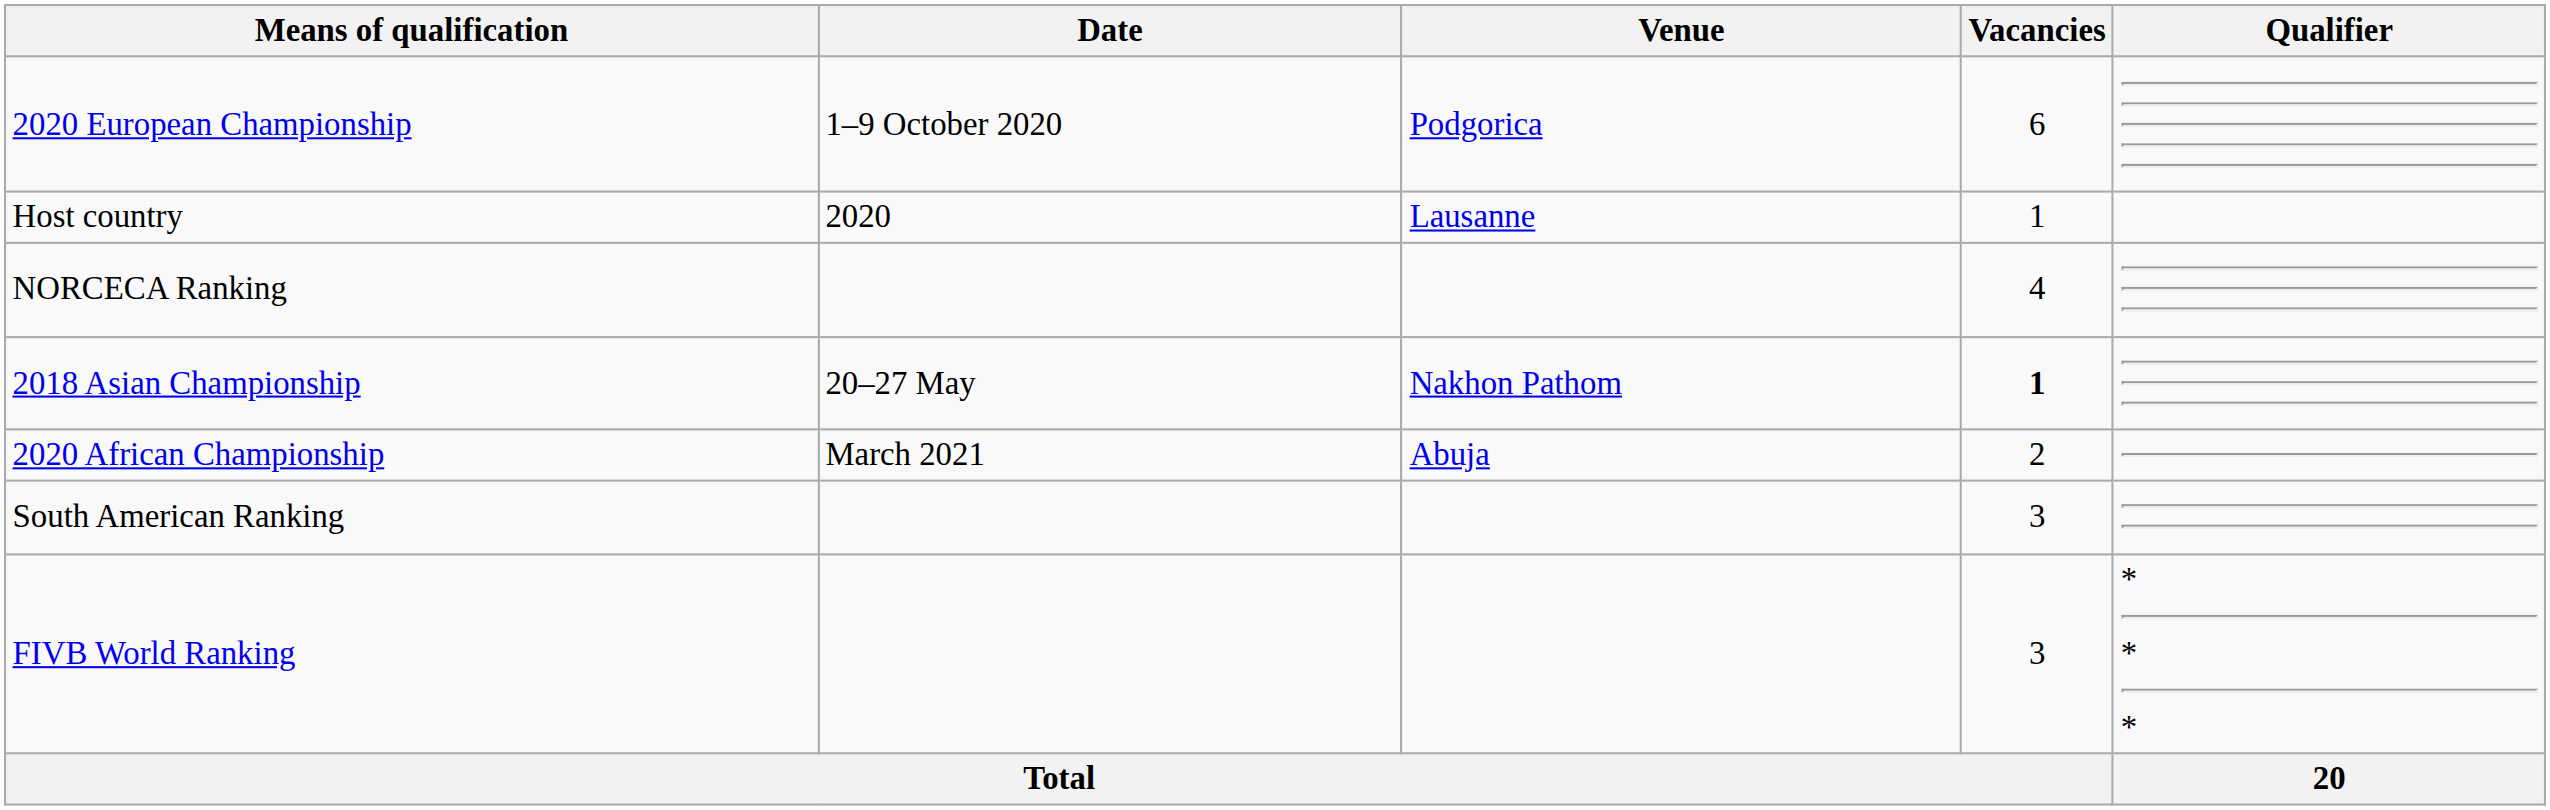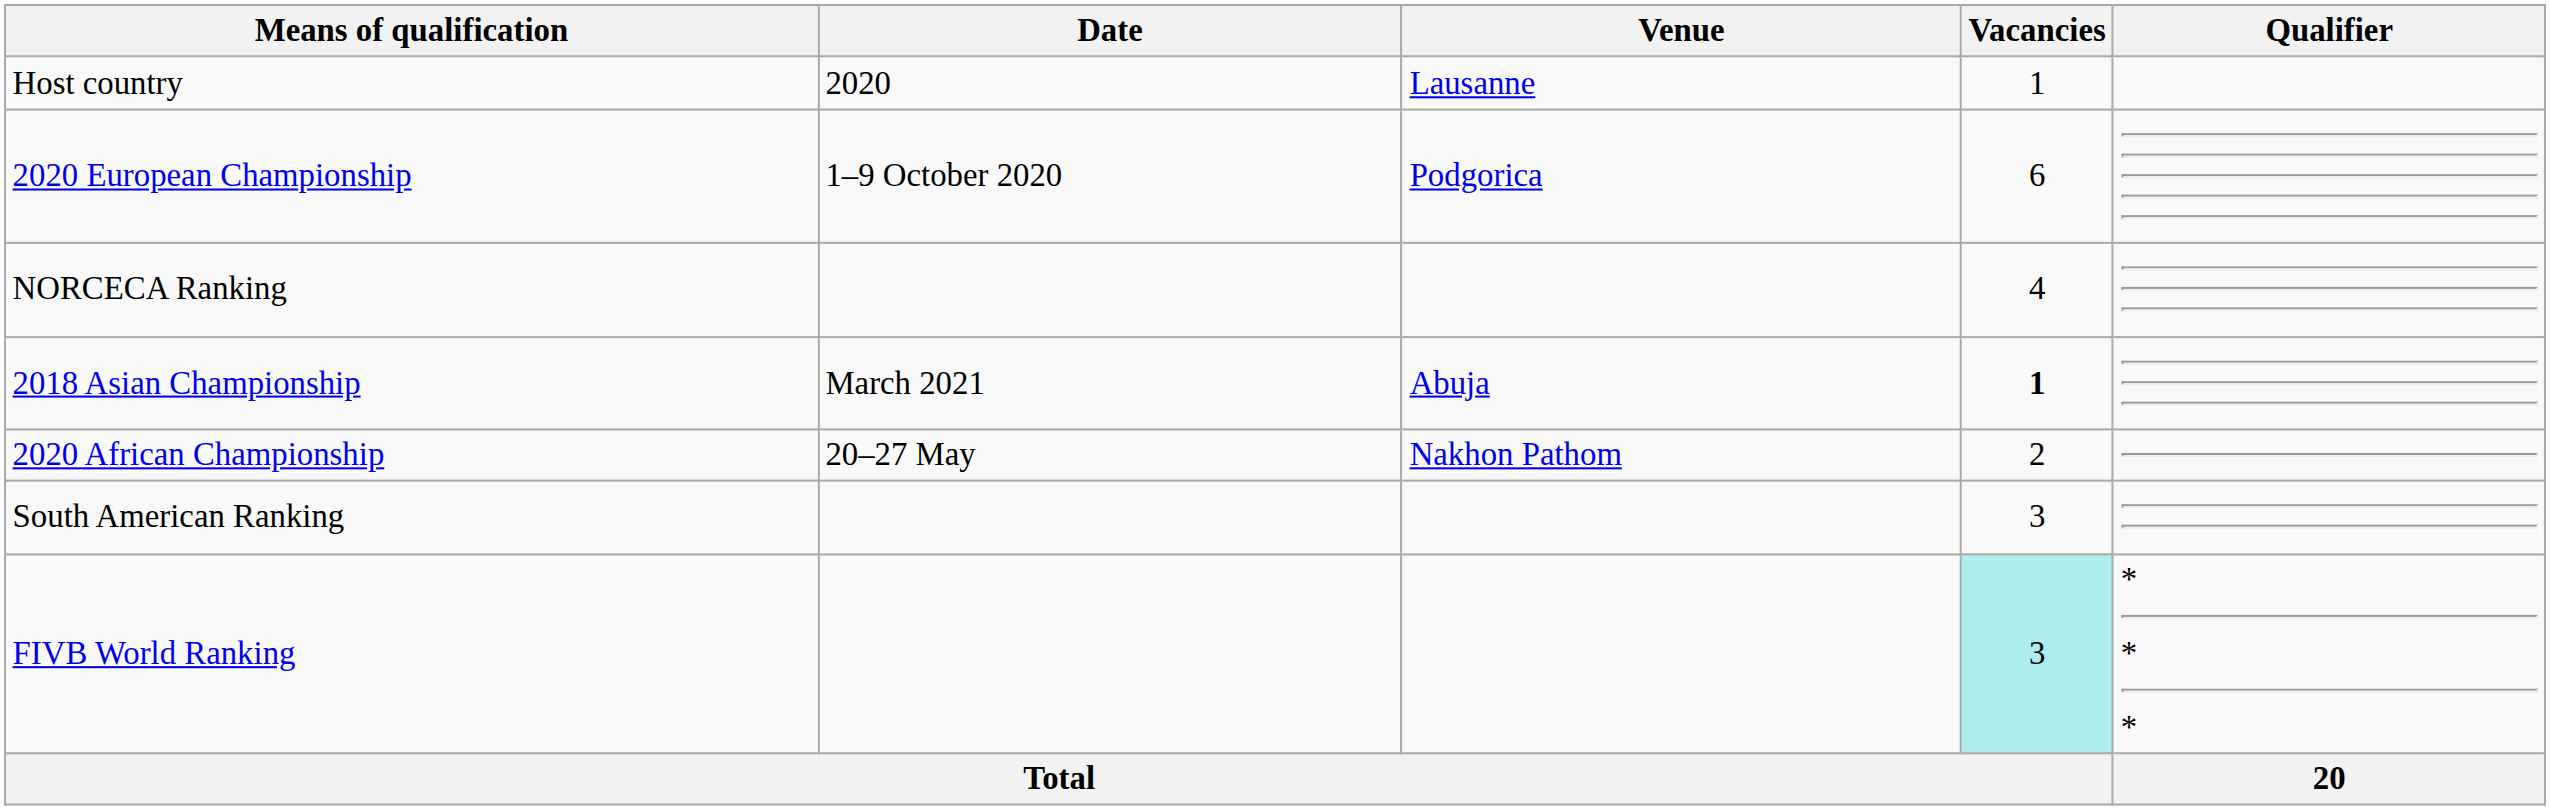rows swapped: (98, 216) <-> (212, 123)
(901, 382) 20–27 May -> (905, 382) March 2021
(1516, 382) Nakhon Pathom -> (1450, 382) Abuja
(905, 454) March 2021 -> (901, 454) 20–27 May
(1450, 454) Abuja -> (1516, 454) Nakhon Pathom
(2037, 652) no background -> (2037, 652) paleturquoise background
